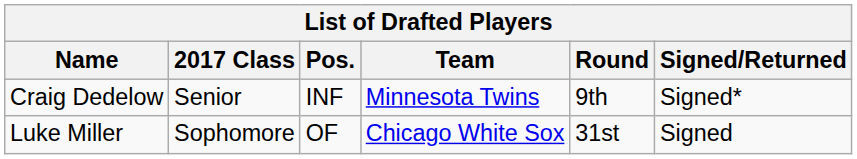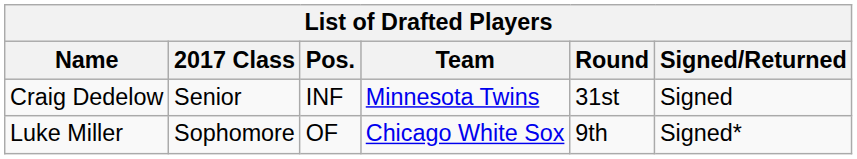(591, 97) 9th -> (597, 97) 31st
(701, 97) Signed* -> (696, 97) Signed
(597, 134) 31st -> (591, 134) 9th
(696, 134) Signed -> (701, 134) Signed*
